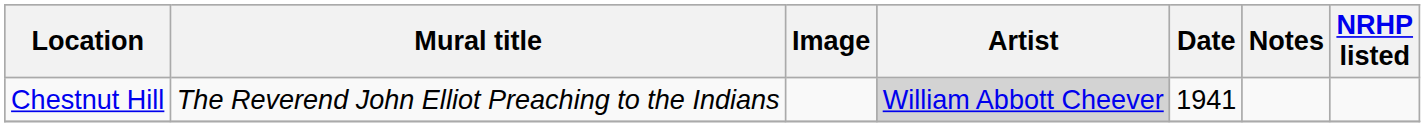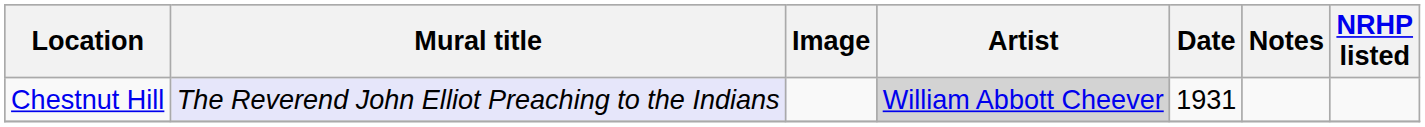(478, 99) no background -> (478, 99) lavender background
(1206, 99) 1941 -> (1206, 99) 1931
